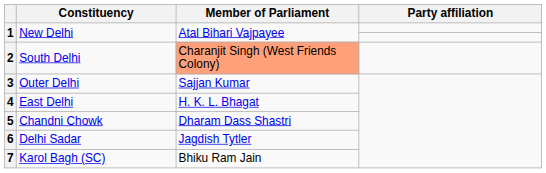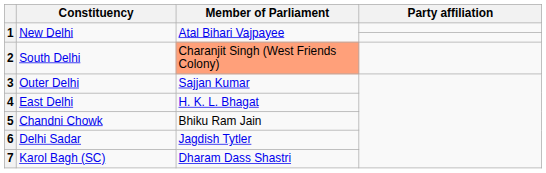(235, 121) Dharam Dass Shastri -> (220, 121) Bhiku Ram Jain
(220, 158) Bhiku Ram Jain -> (235, 158) Dharam Dass Shastri
